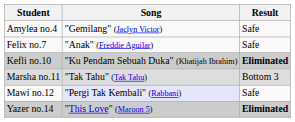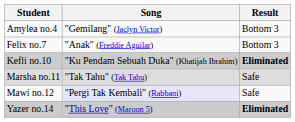(251, 29) Safe -> (260, 29) Bottom 3
(251, 45) Safe -> (260, 45) Bottom 3
(260, 77) Bottom 3 -> (251, 77) Safe
